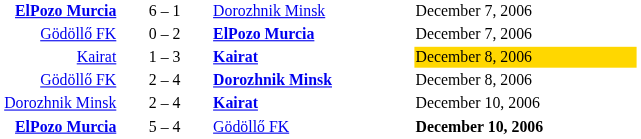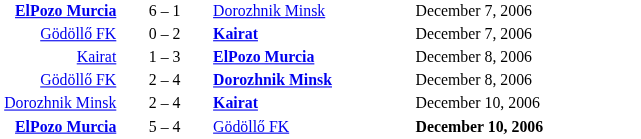(264, 34) ElPozo Murcia -> (236, 34) Kairat
(236, 57) Kairat -> (264, 57) ElPozo Murcia
(474, 57) gold background -> (474, 57) no background
